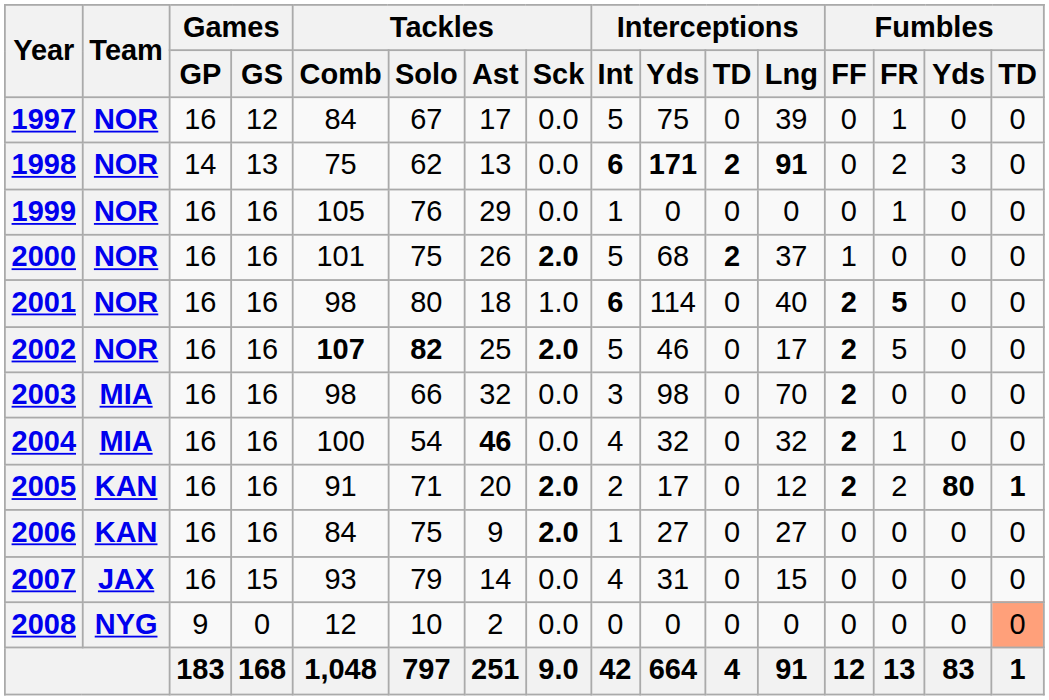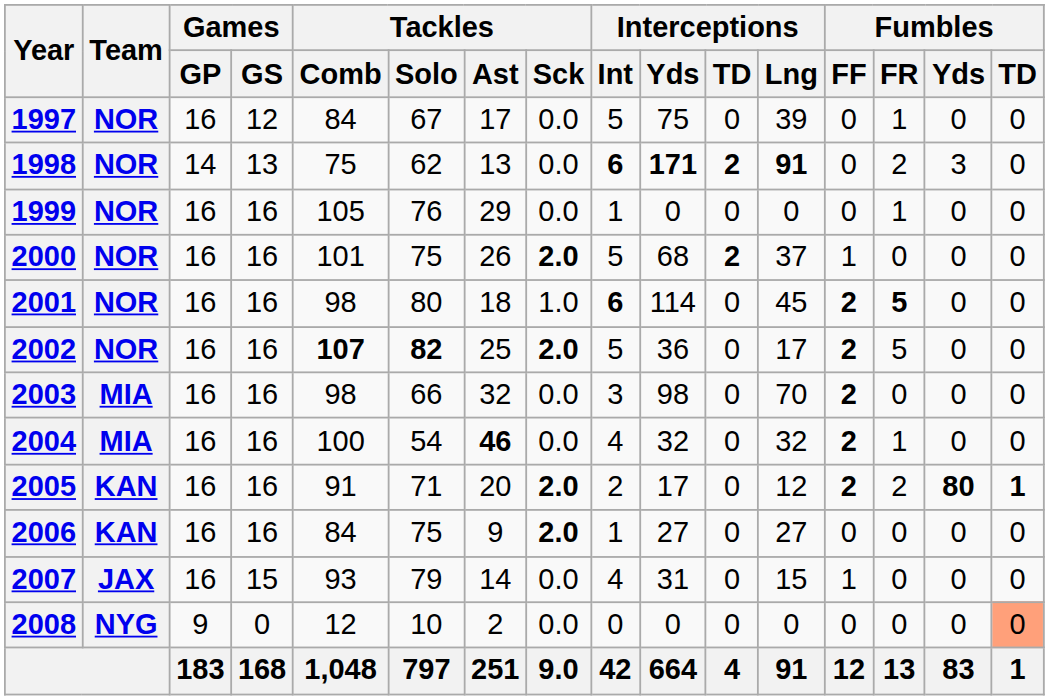(791, 303) 40 -> (791, 303) 45
(673, 348) 46 -> (673, 348) 36
(849, 578) 0 -> (849, 578) 1
